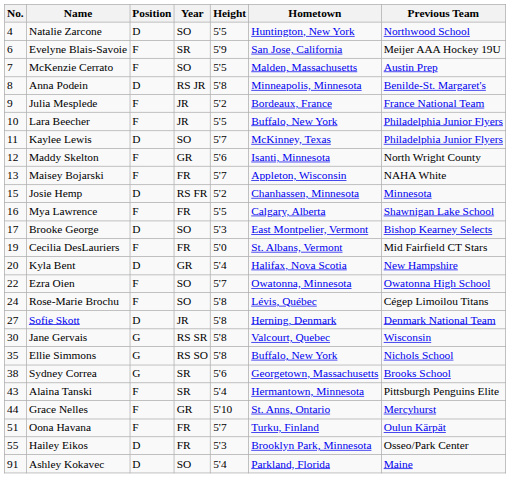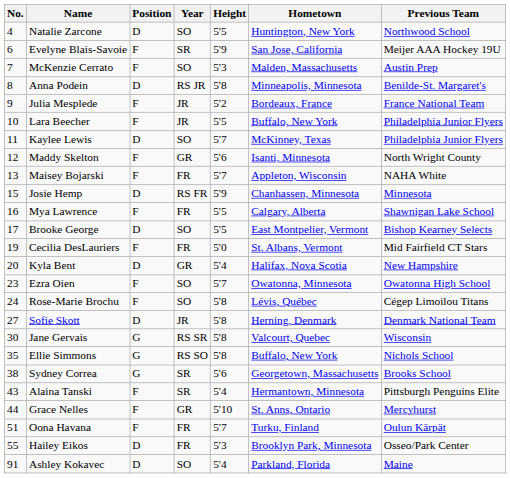(220, 67) 5'5 -> (220, 67) 5'3
(220, 193) 5'2 -> (220, 193) 5'9
(220, 229) 5'3 -> (220, 229) 5'5
(13, 283) 22 -> (13, 283) 23
